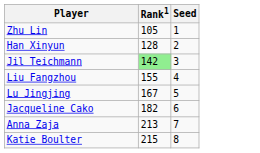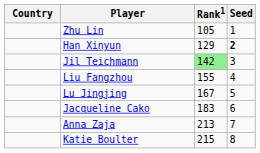+ column: (33, 13)
(149, 46) 128 -> (206, 46) 129
(176, 46) normal -> (233, 46) bold
(149, 109) 182 -> (206, 109) 183
